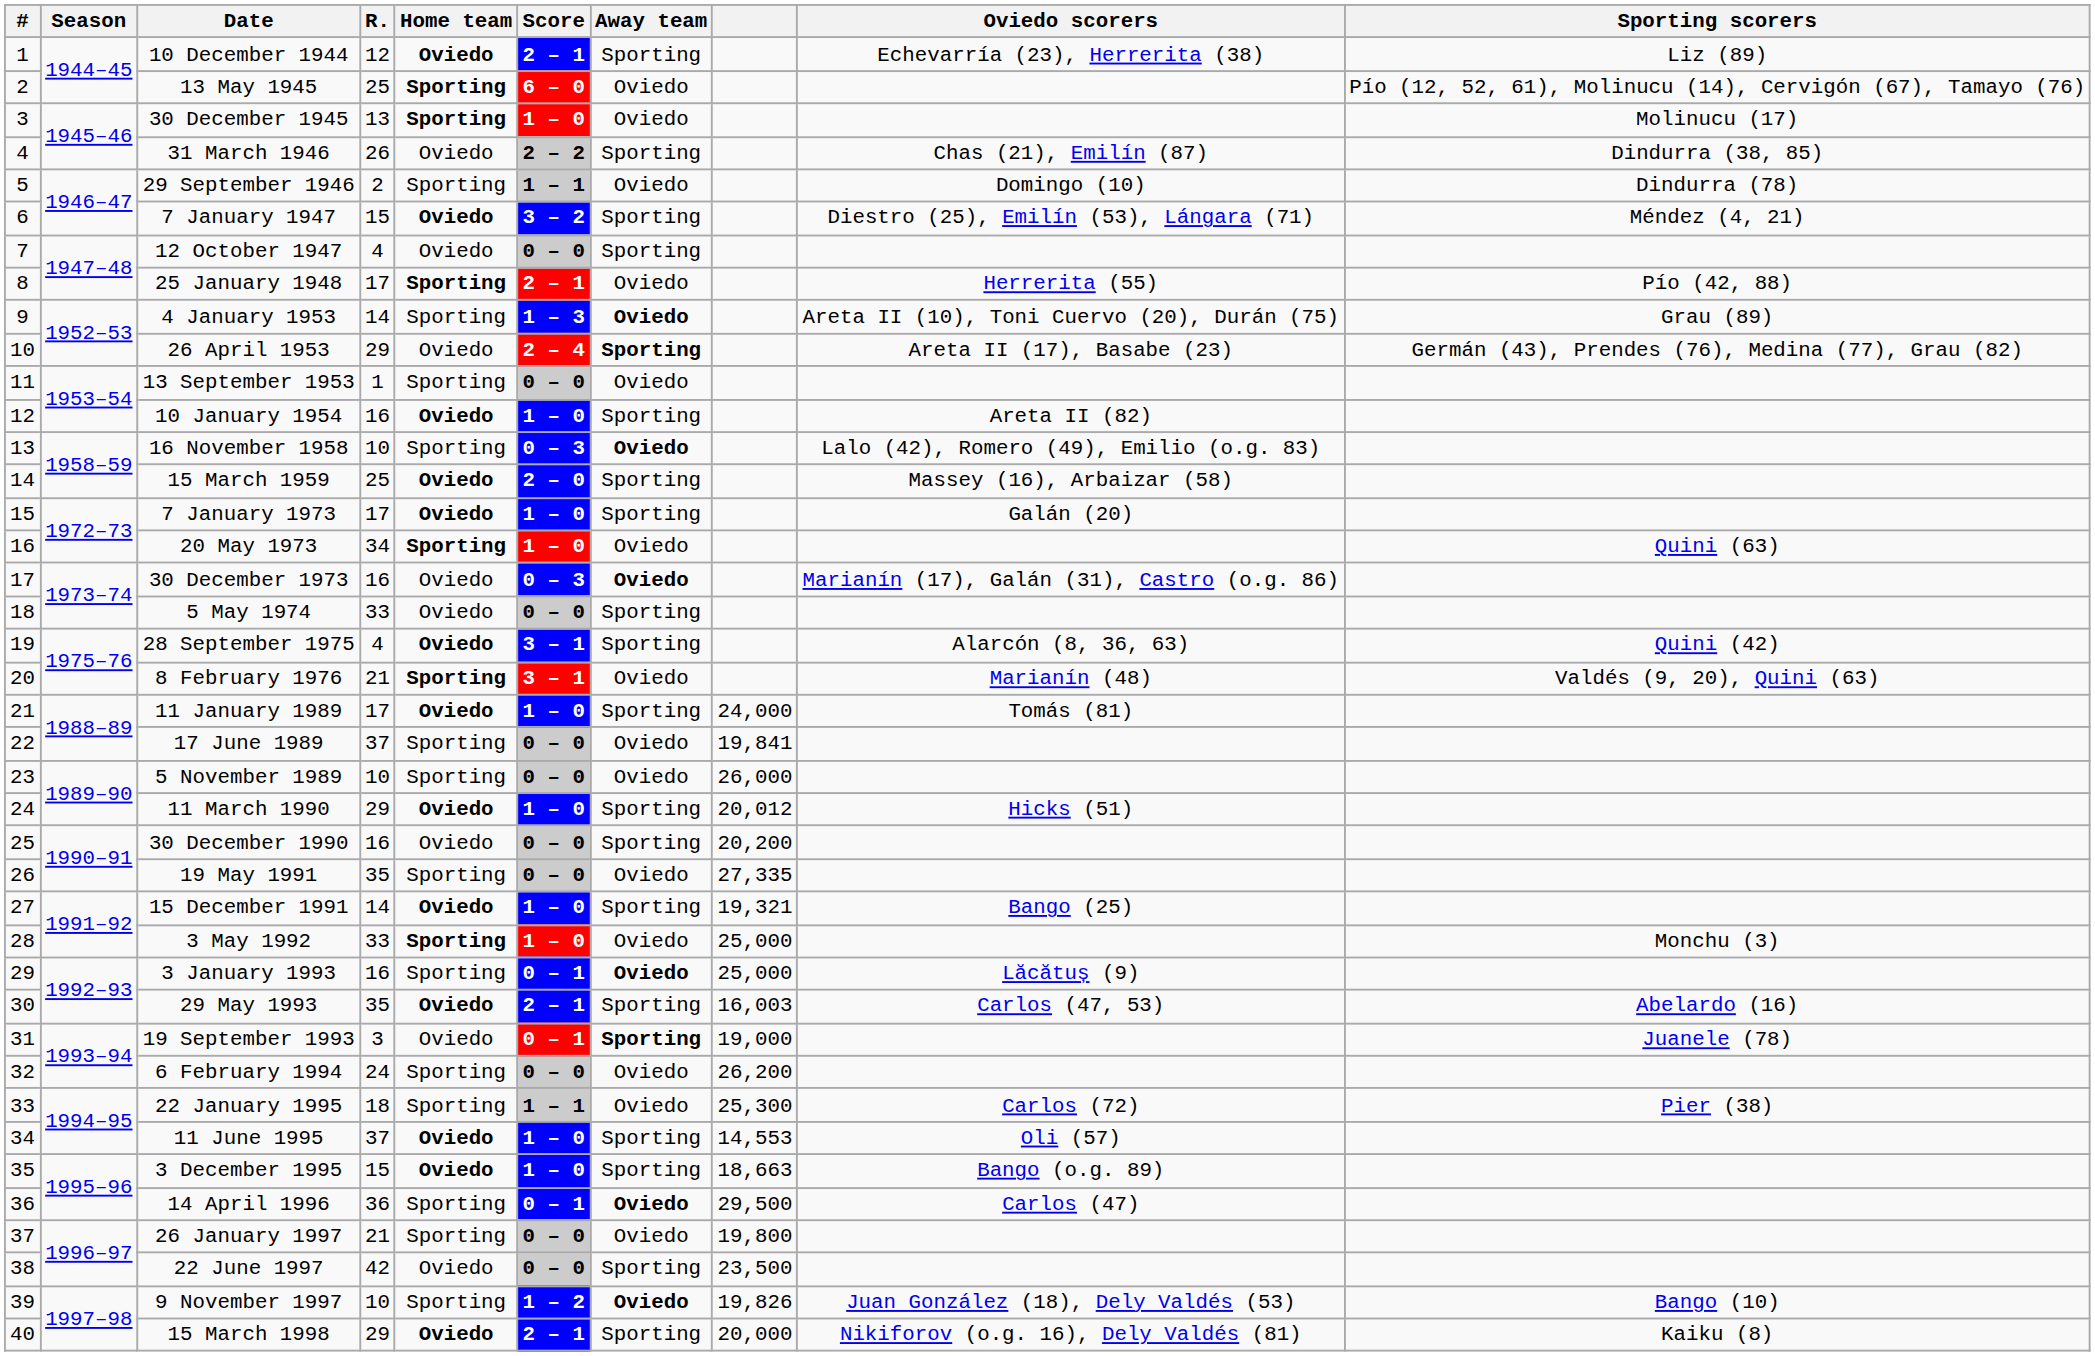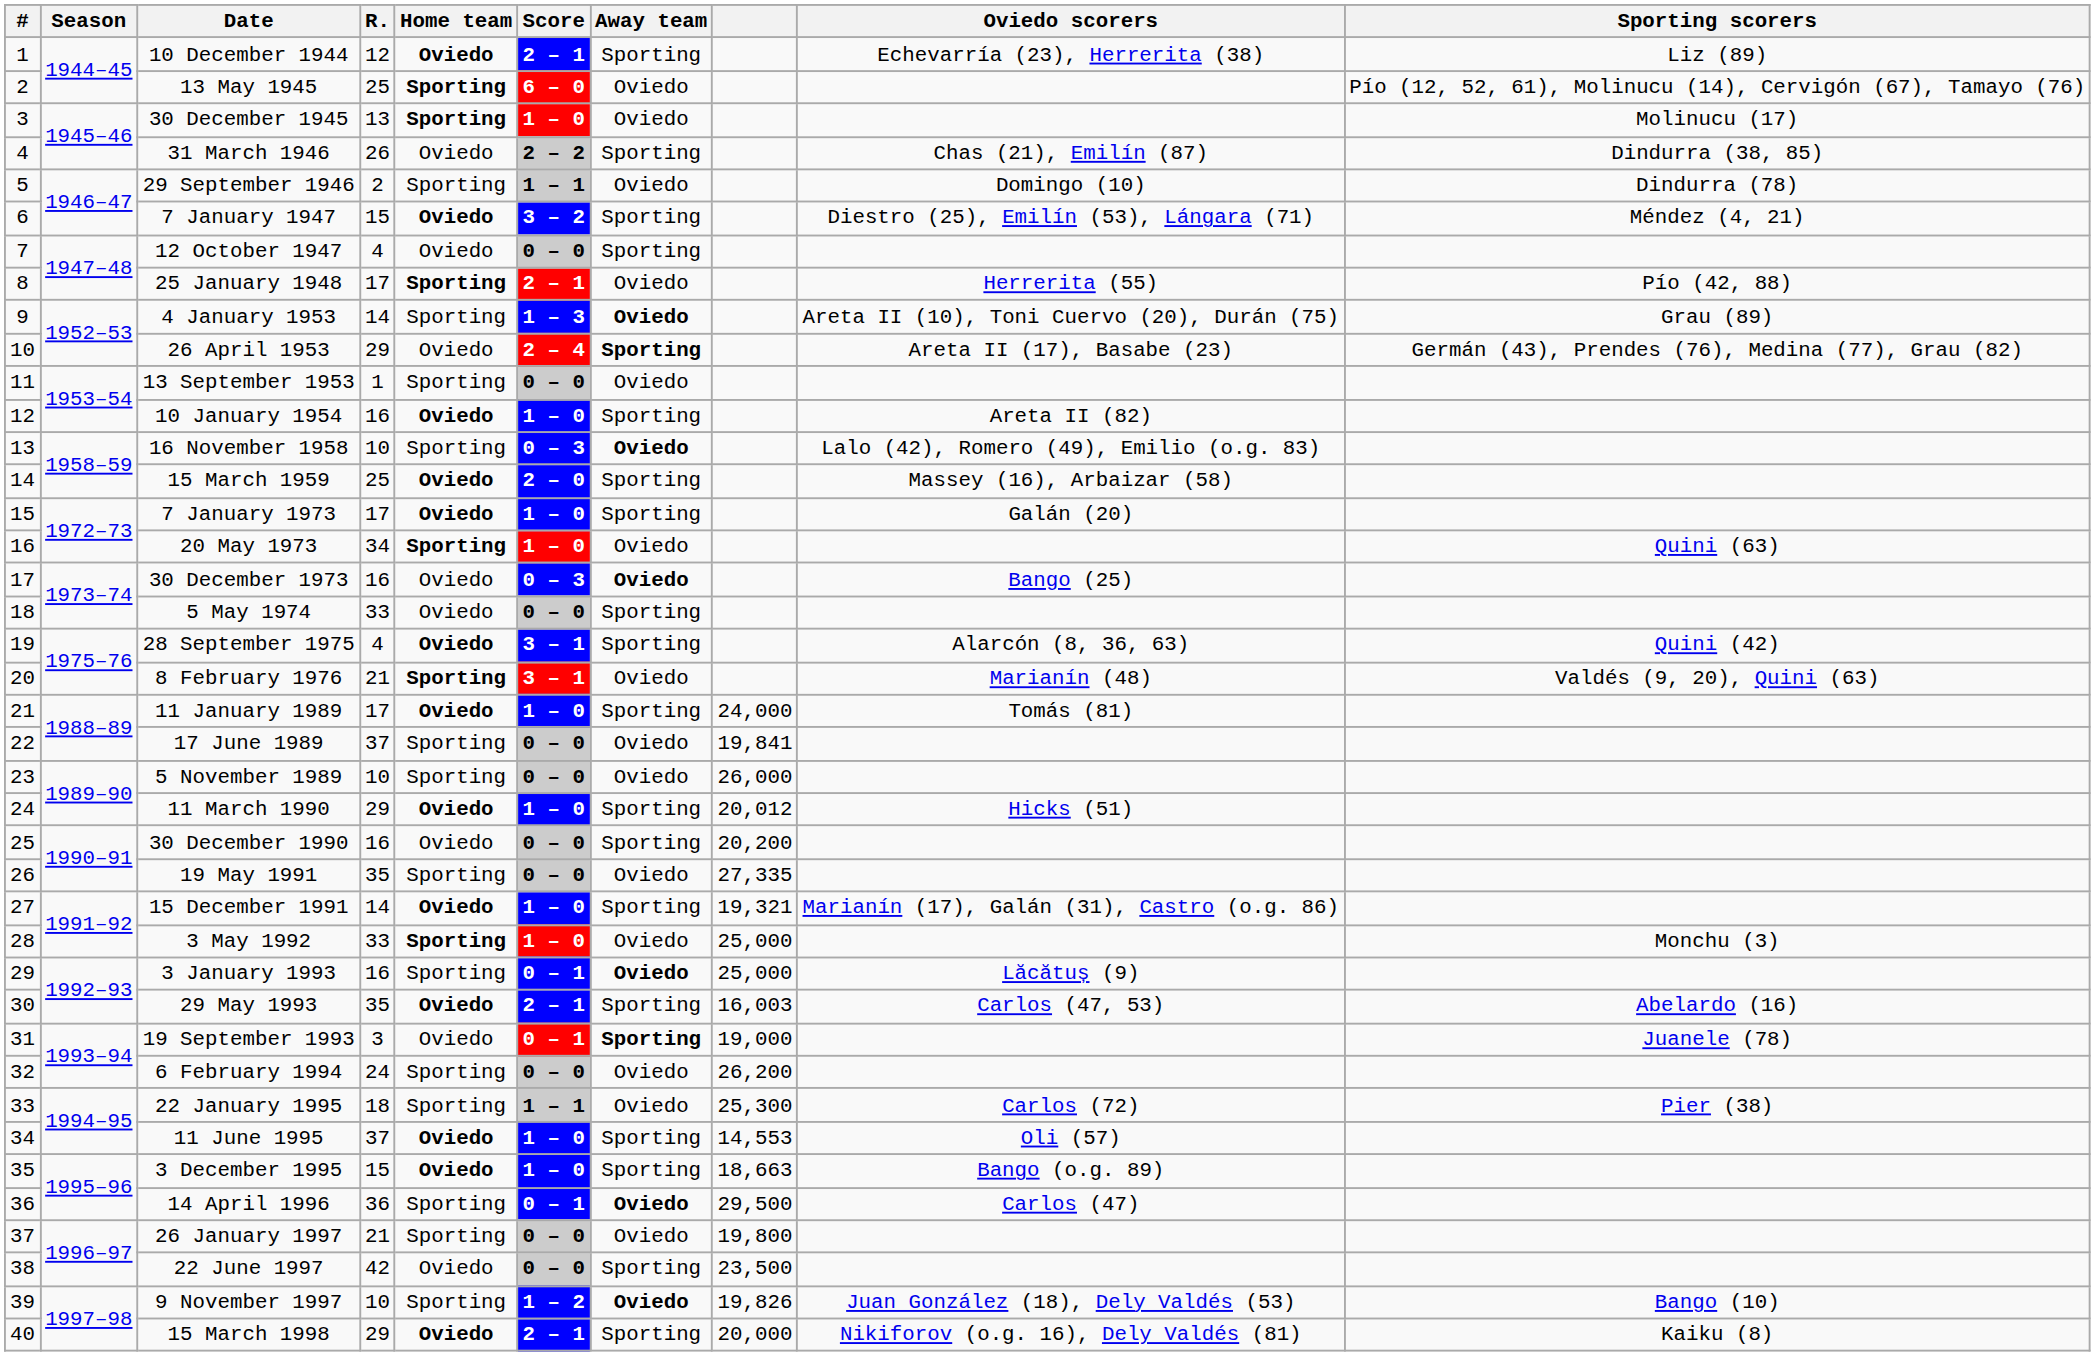(1071, 580) Marianín (17), Galán (31), Castro (o.g. 86) -> (1071, 580) Bango (25)
(1071, 908) Bango (25) -> (1071, 908) Marianín (17), Galán (31), Castro (o.g. 86)
